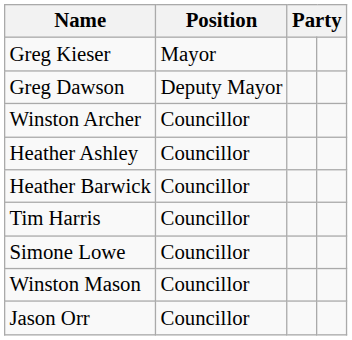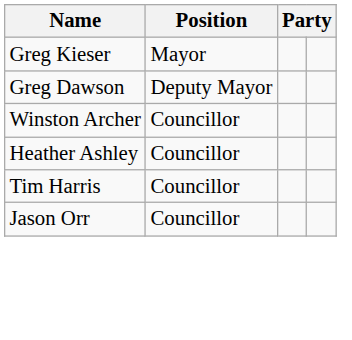- row: (80, 185)
- row: (68, 251)
- row: (75, 284)
